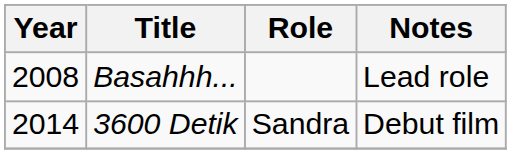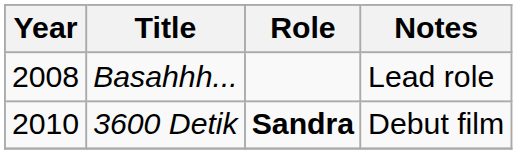(46, 124) 2014 -> (46, 124) 2010
(300, 124) normal -> (303, 124) bold
